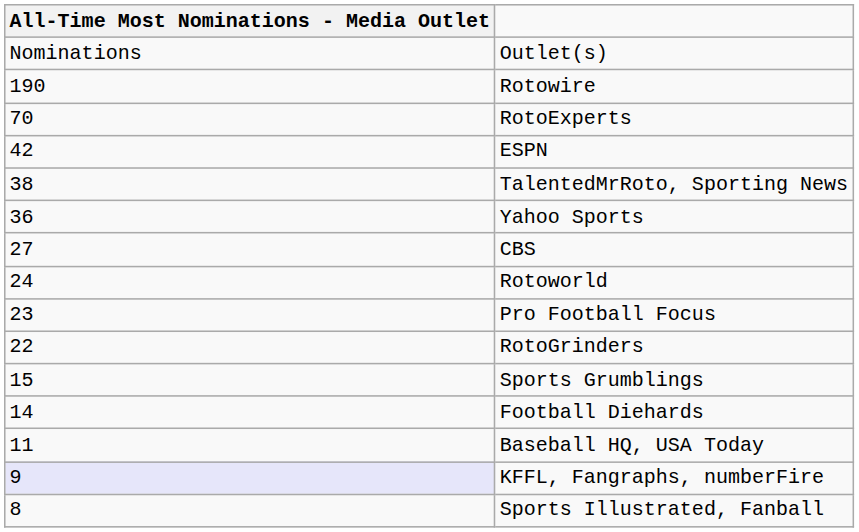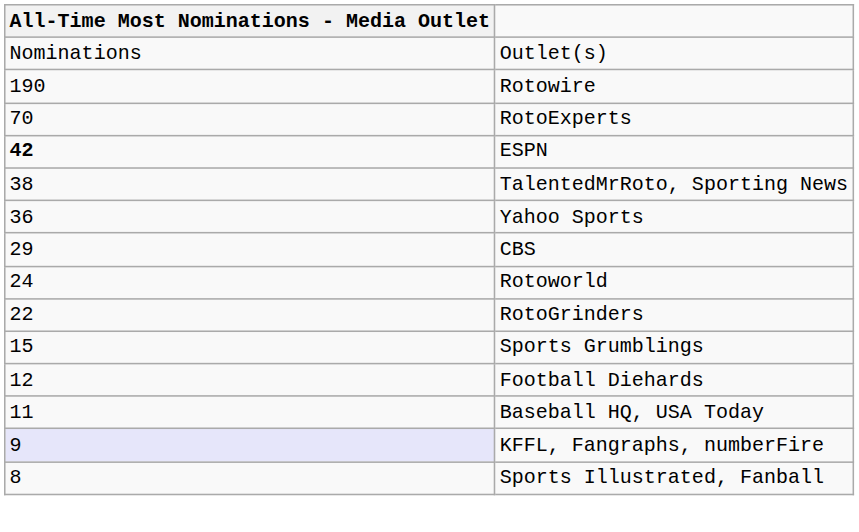(22, 152) normal -> (22, 152) bold
(22, 249) 27 -> (22, 249) 29
- row: (608, 315)
(22, 413) 14 -> (22, 380) 12
